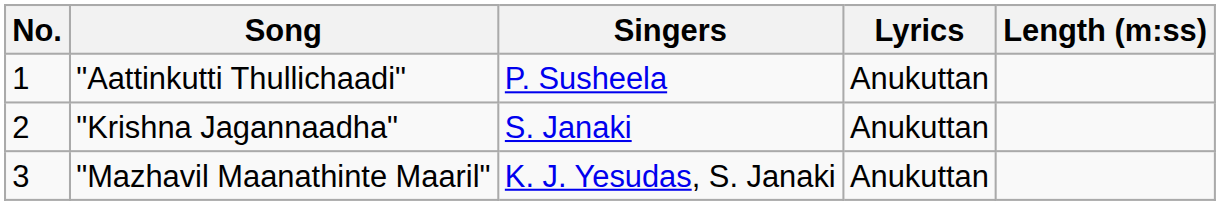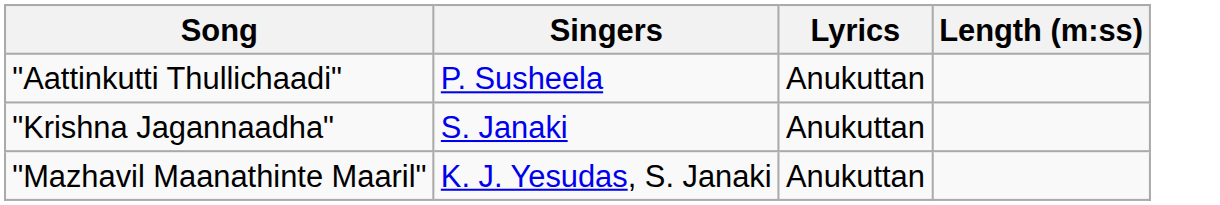- column: (37, 30)
